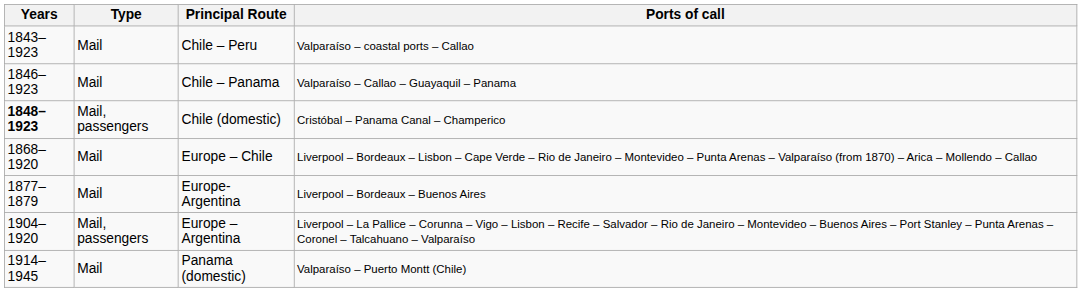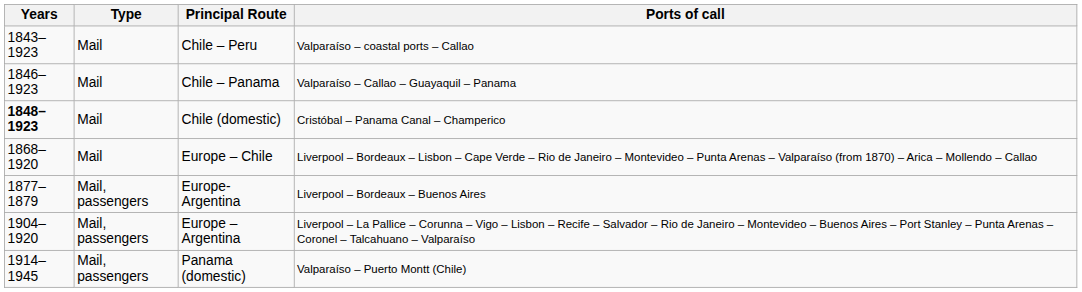(113, 119) Mail, passengers -> (90, 119) Mail
(90, 194) Mail -> (113, 194) Mail, passengers
(90, 268) Mail -> (113, 268) Mail, passengers
